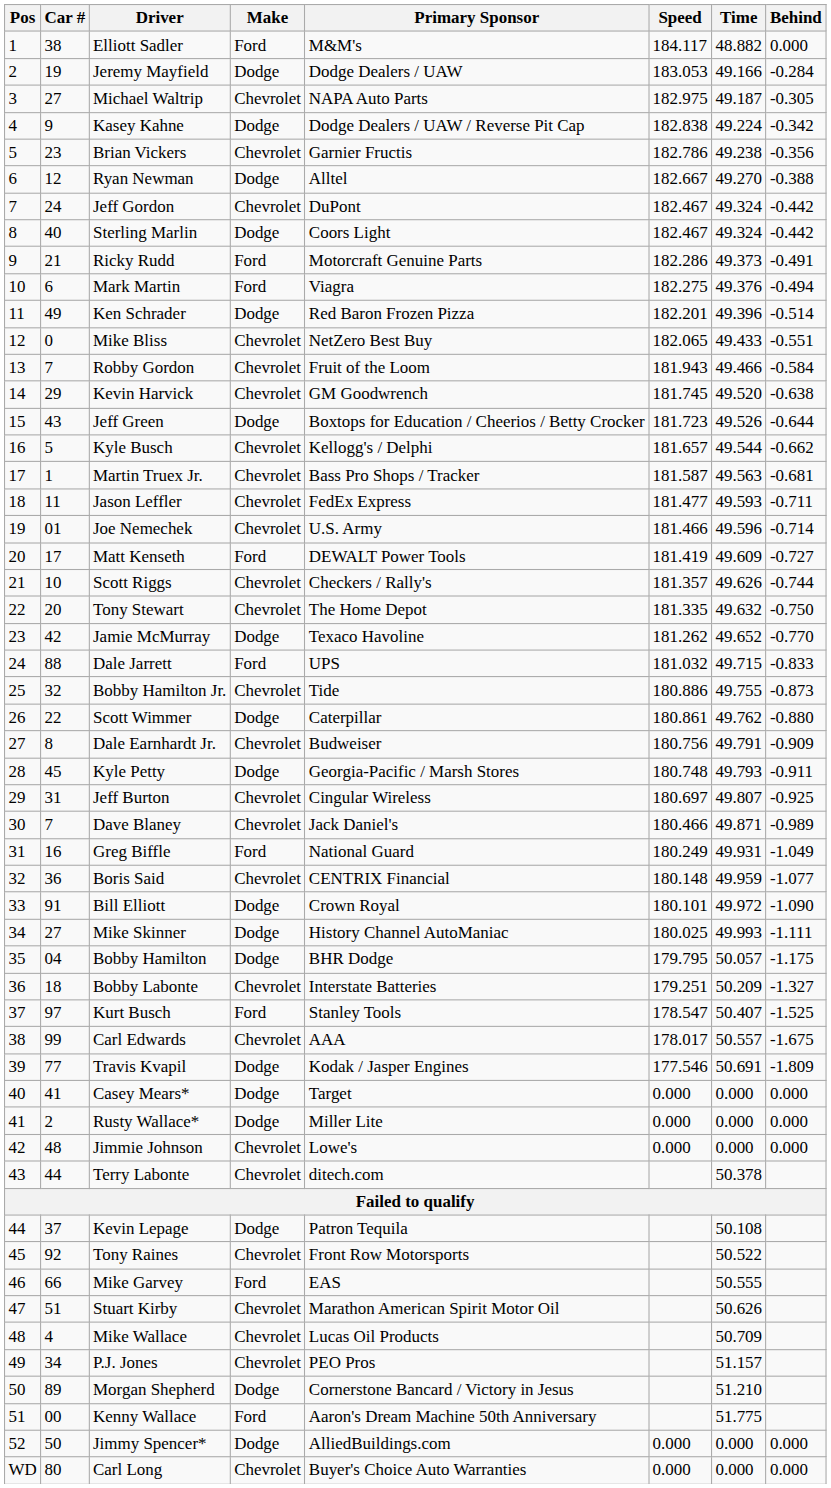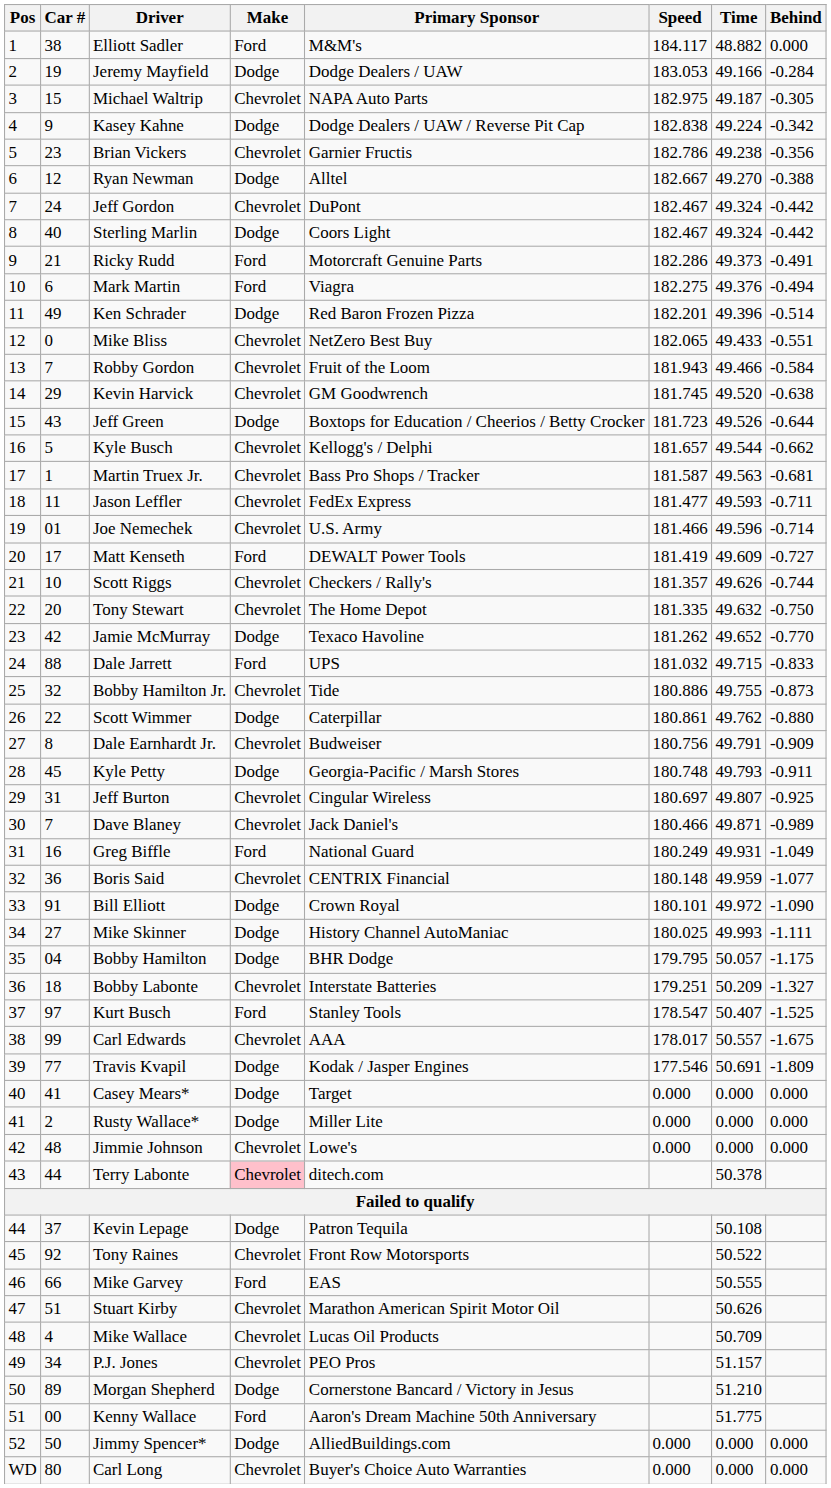(53, 98) 27 -> (53, 98) 15
(268, 1174) no background -> (268, 1174) pink background
